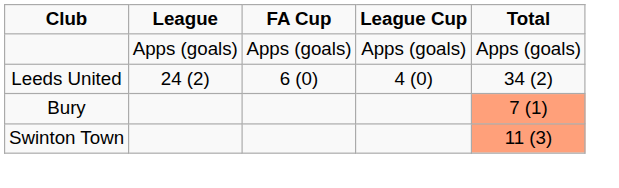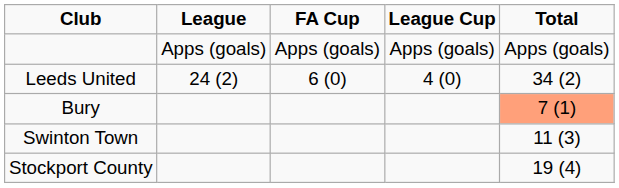(528, 138) lightsalmon background -> (557, 138) no background
+ row: (81, 167)
